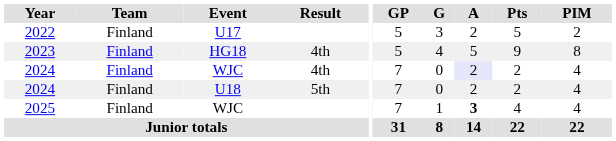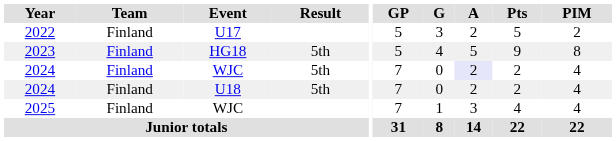(320, 51) 4th -> (320, 51) 5th
(320, 70) 4th -> (320, 70) 5th
(474, 108) bold -> (474, 108) normal
